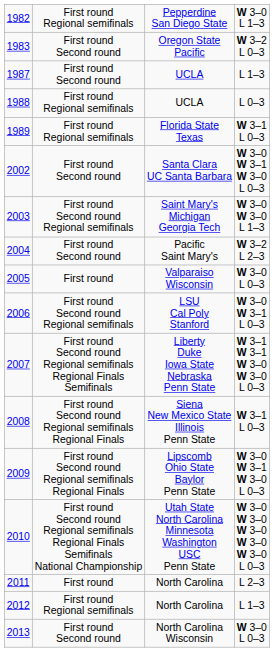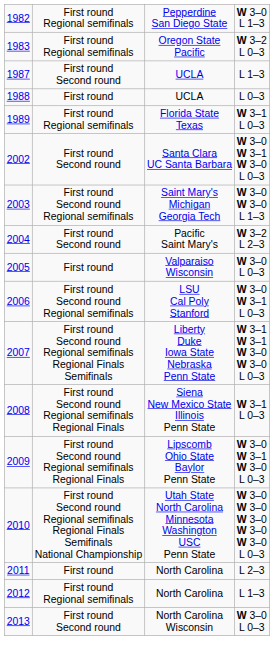(88, 46) First round Second round -> (88, 46) First round Regional semifinals
(88, 103) First round Regional semifinals -> (88, 97) First round
